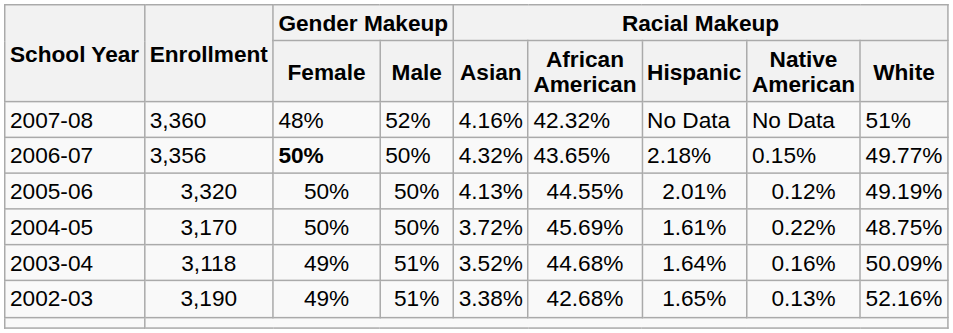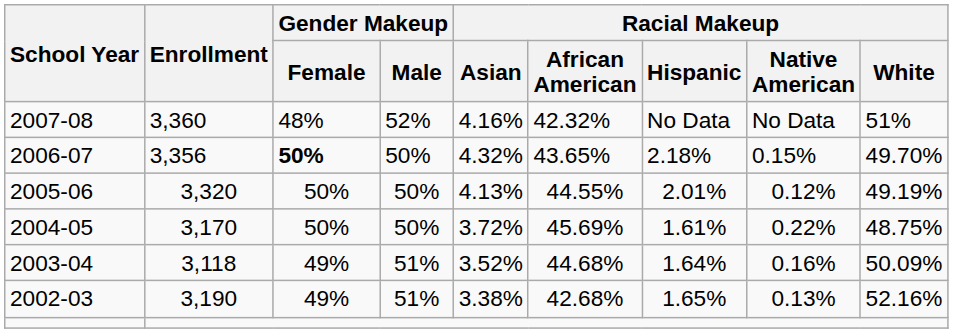(904, 156) 49.77% -> (904, 156) 49.70%
